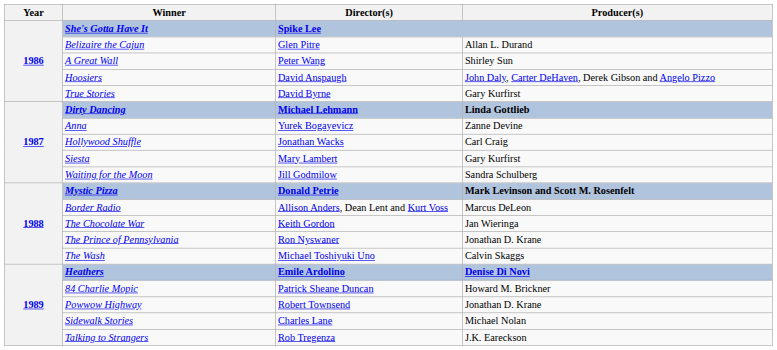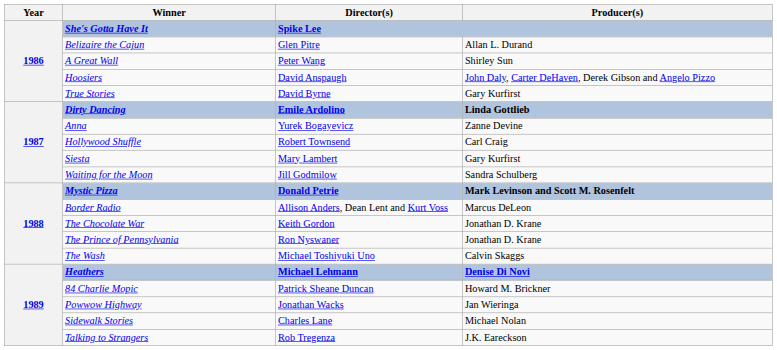(318, 110) Michael Lehmann -> (311, 110) Emile Ardolino
(311, 142) Jonathan Wacks -> (314, 142) Robert Townsend
(492, 223) Jan Wieringa -> (503, 223) Jonathan D. Krane
(311, 272) Emile Ardolino -> (318, 272) Michael Lehmann
(314, 304) Robert Townsend -> (311, 304) Jonathan Wacks
(503, 304) Jonathan D. Krane -> (492, 304) Jan Wieringa
